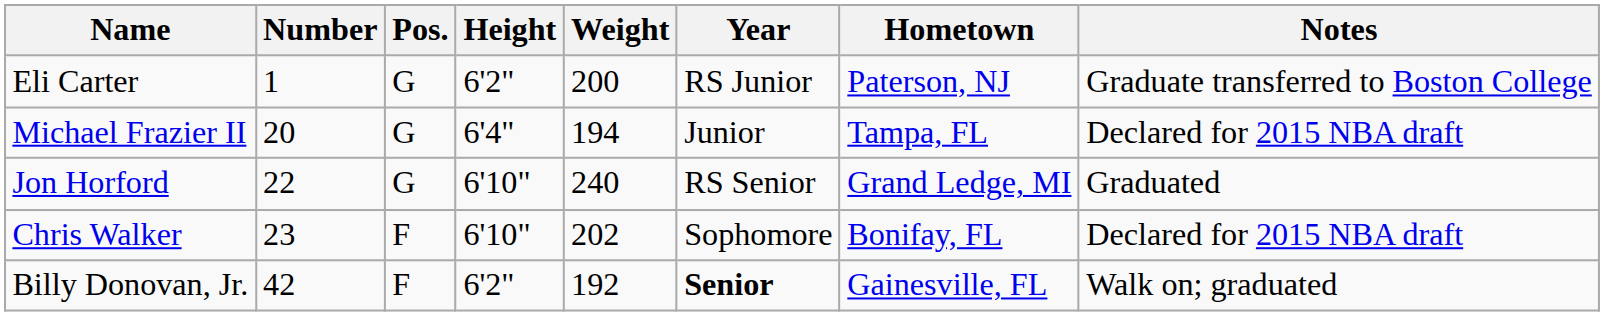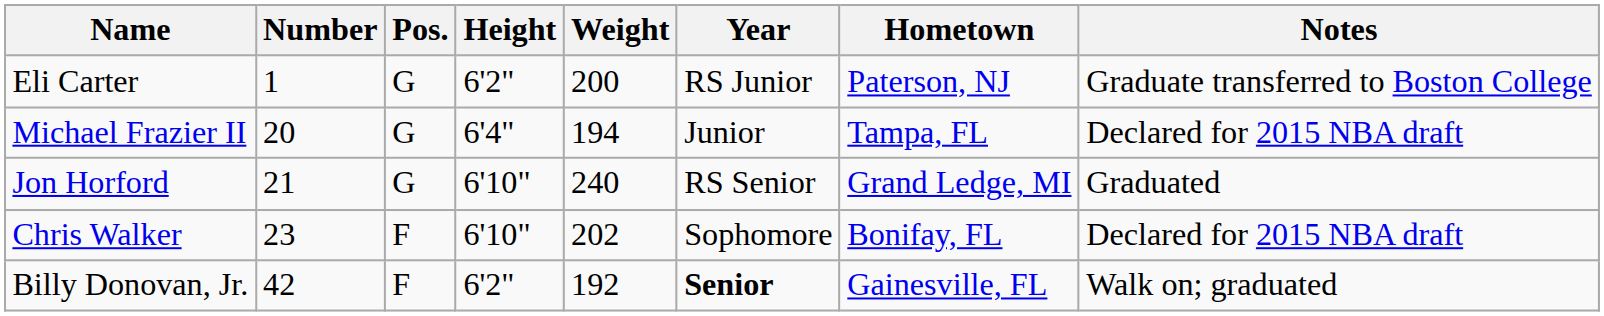(279, 183) 22 -> (279, 183) 21
